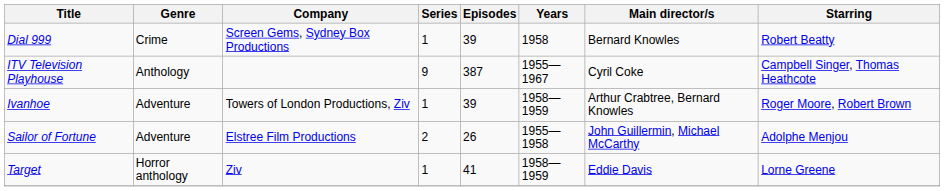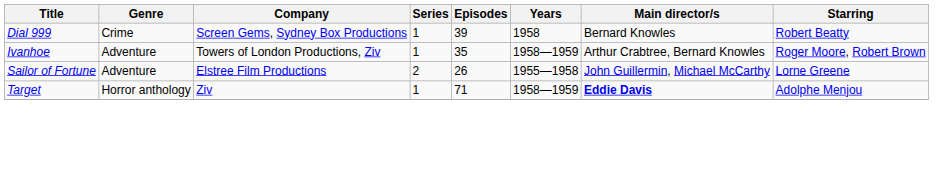- row: (45, 72)
(470, 104) 39 -> (461, 52) 35
(805, 137) Adolphe Menjou -> (813, 71) Lorne Greene
(470, 169) 41 -> (461, 90) 71
(620, 169) normal -> (618, 90) bold
(798, 169) Lorne Greene -> (819, 90) Adolphe Menjou
